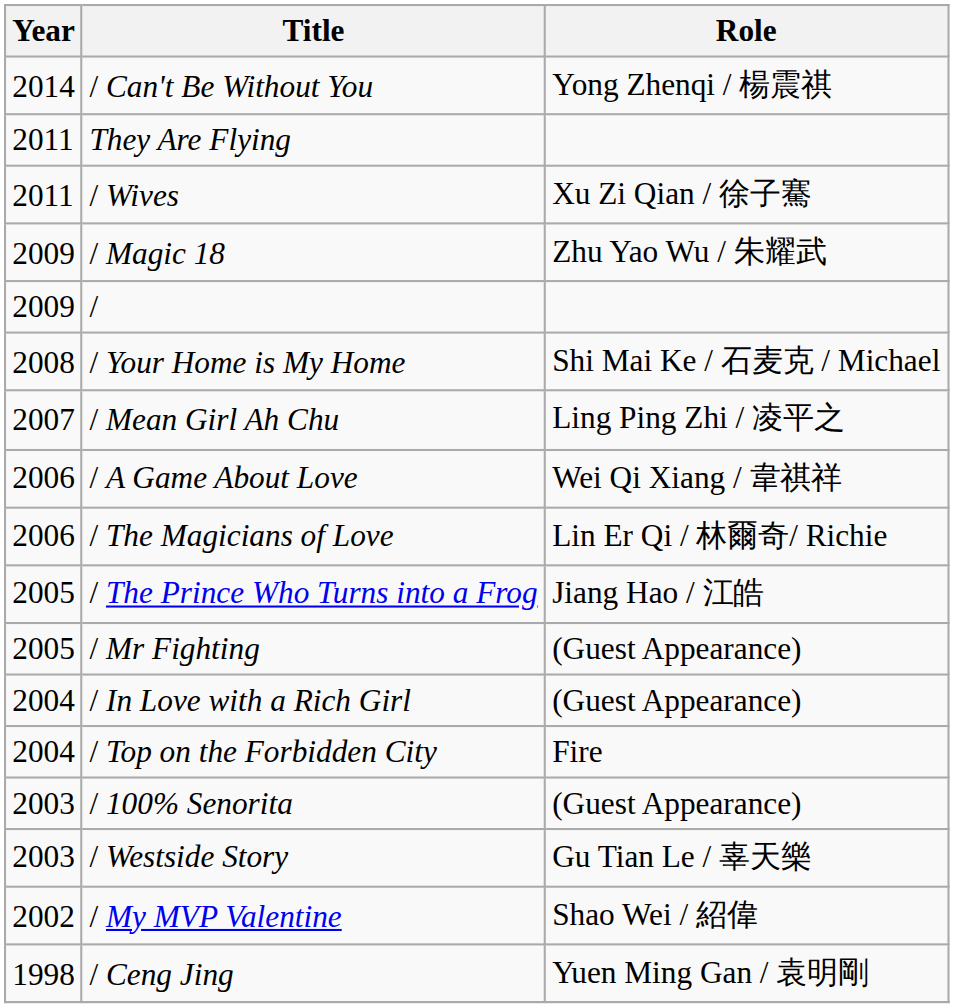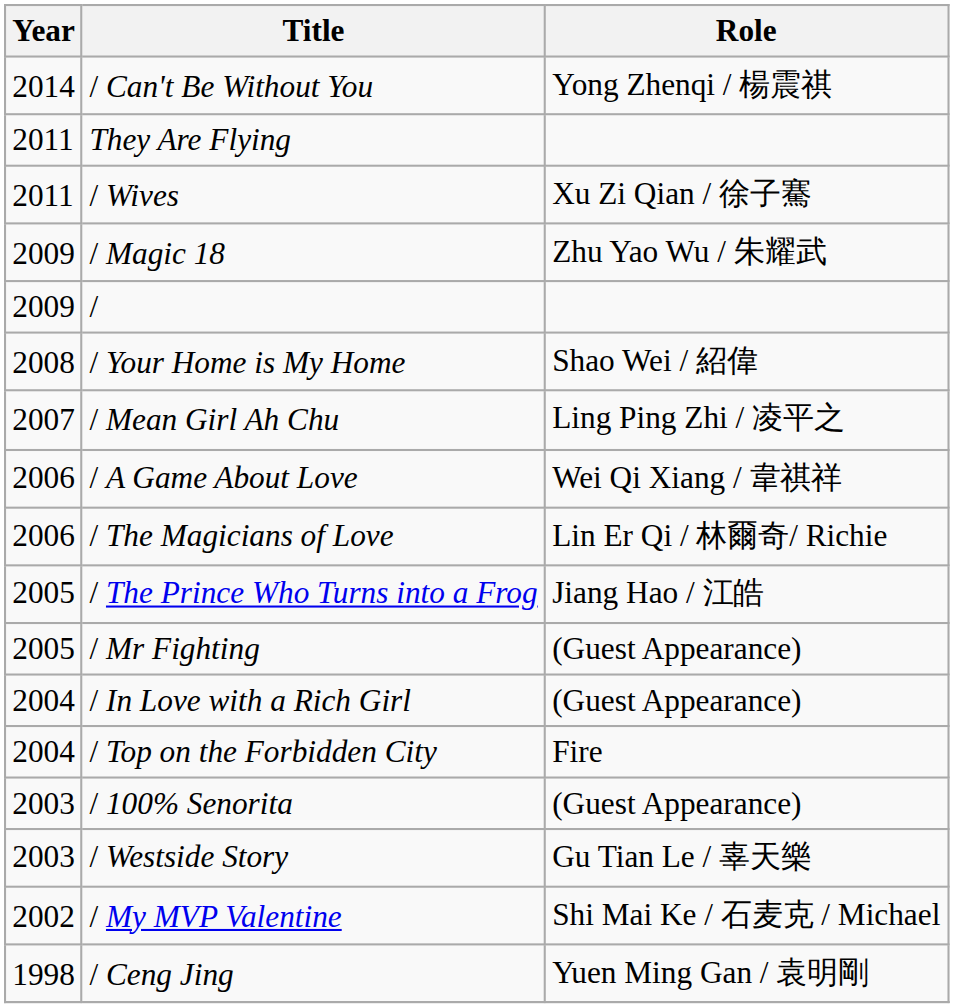(746, 360) Shi Mai Ke / 石麦克 / Michael -> (655, 360) Shao Wei / 紹偉
(655, 914) Shao Wei / 紹偉 -> (746, 914) Shi Mai Ke / 石麦克 / Michael
